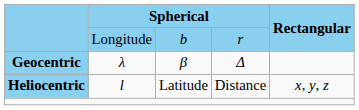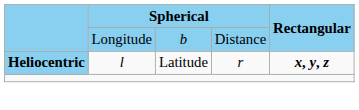(240, 39) r -> (240, 39) Distance
- row: (122, 62)
(240, 86) Distance -> (240, 62) r
(312, 86) normal -> (312, 62) bold
